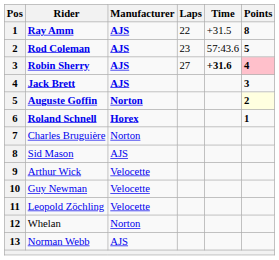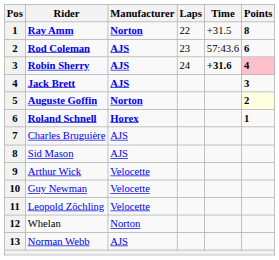(120, 31) AJS -> (127, 31) Norton
(247, 48) 5 -> (247, 48) 6
(185, 66) 27 -> (185, 66) 24
(125, 136) Norton -> (119, 136) AJS
